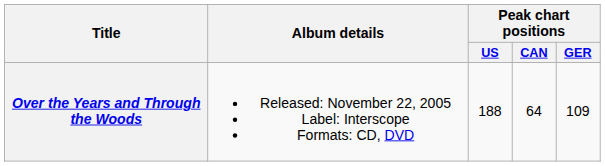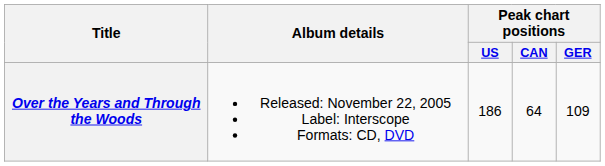(490, 111) 188 -> (490, 111) 186
